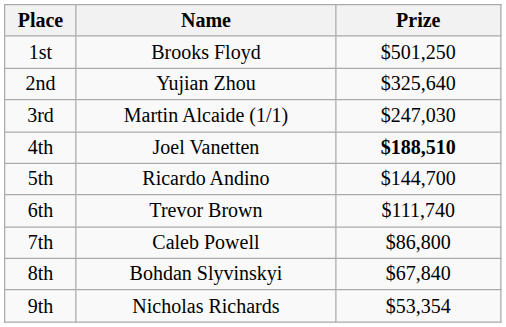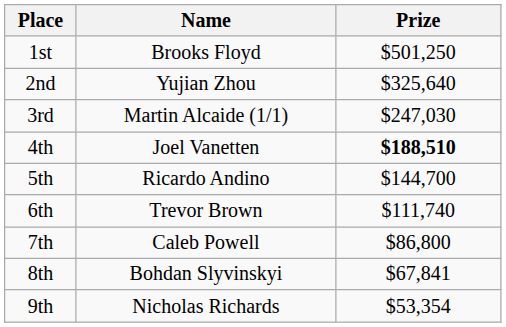(418, 274) $67,840 -> (418, 274) $67,841
